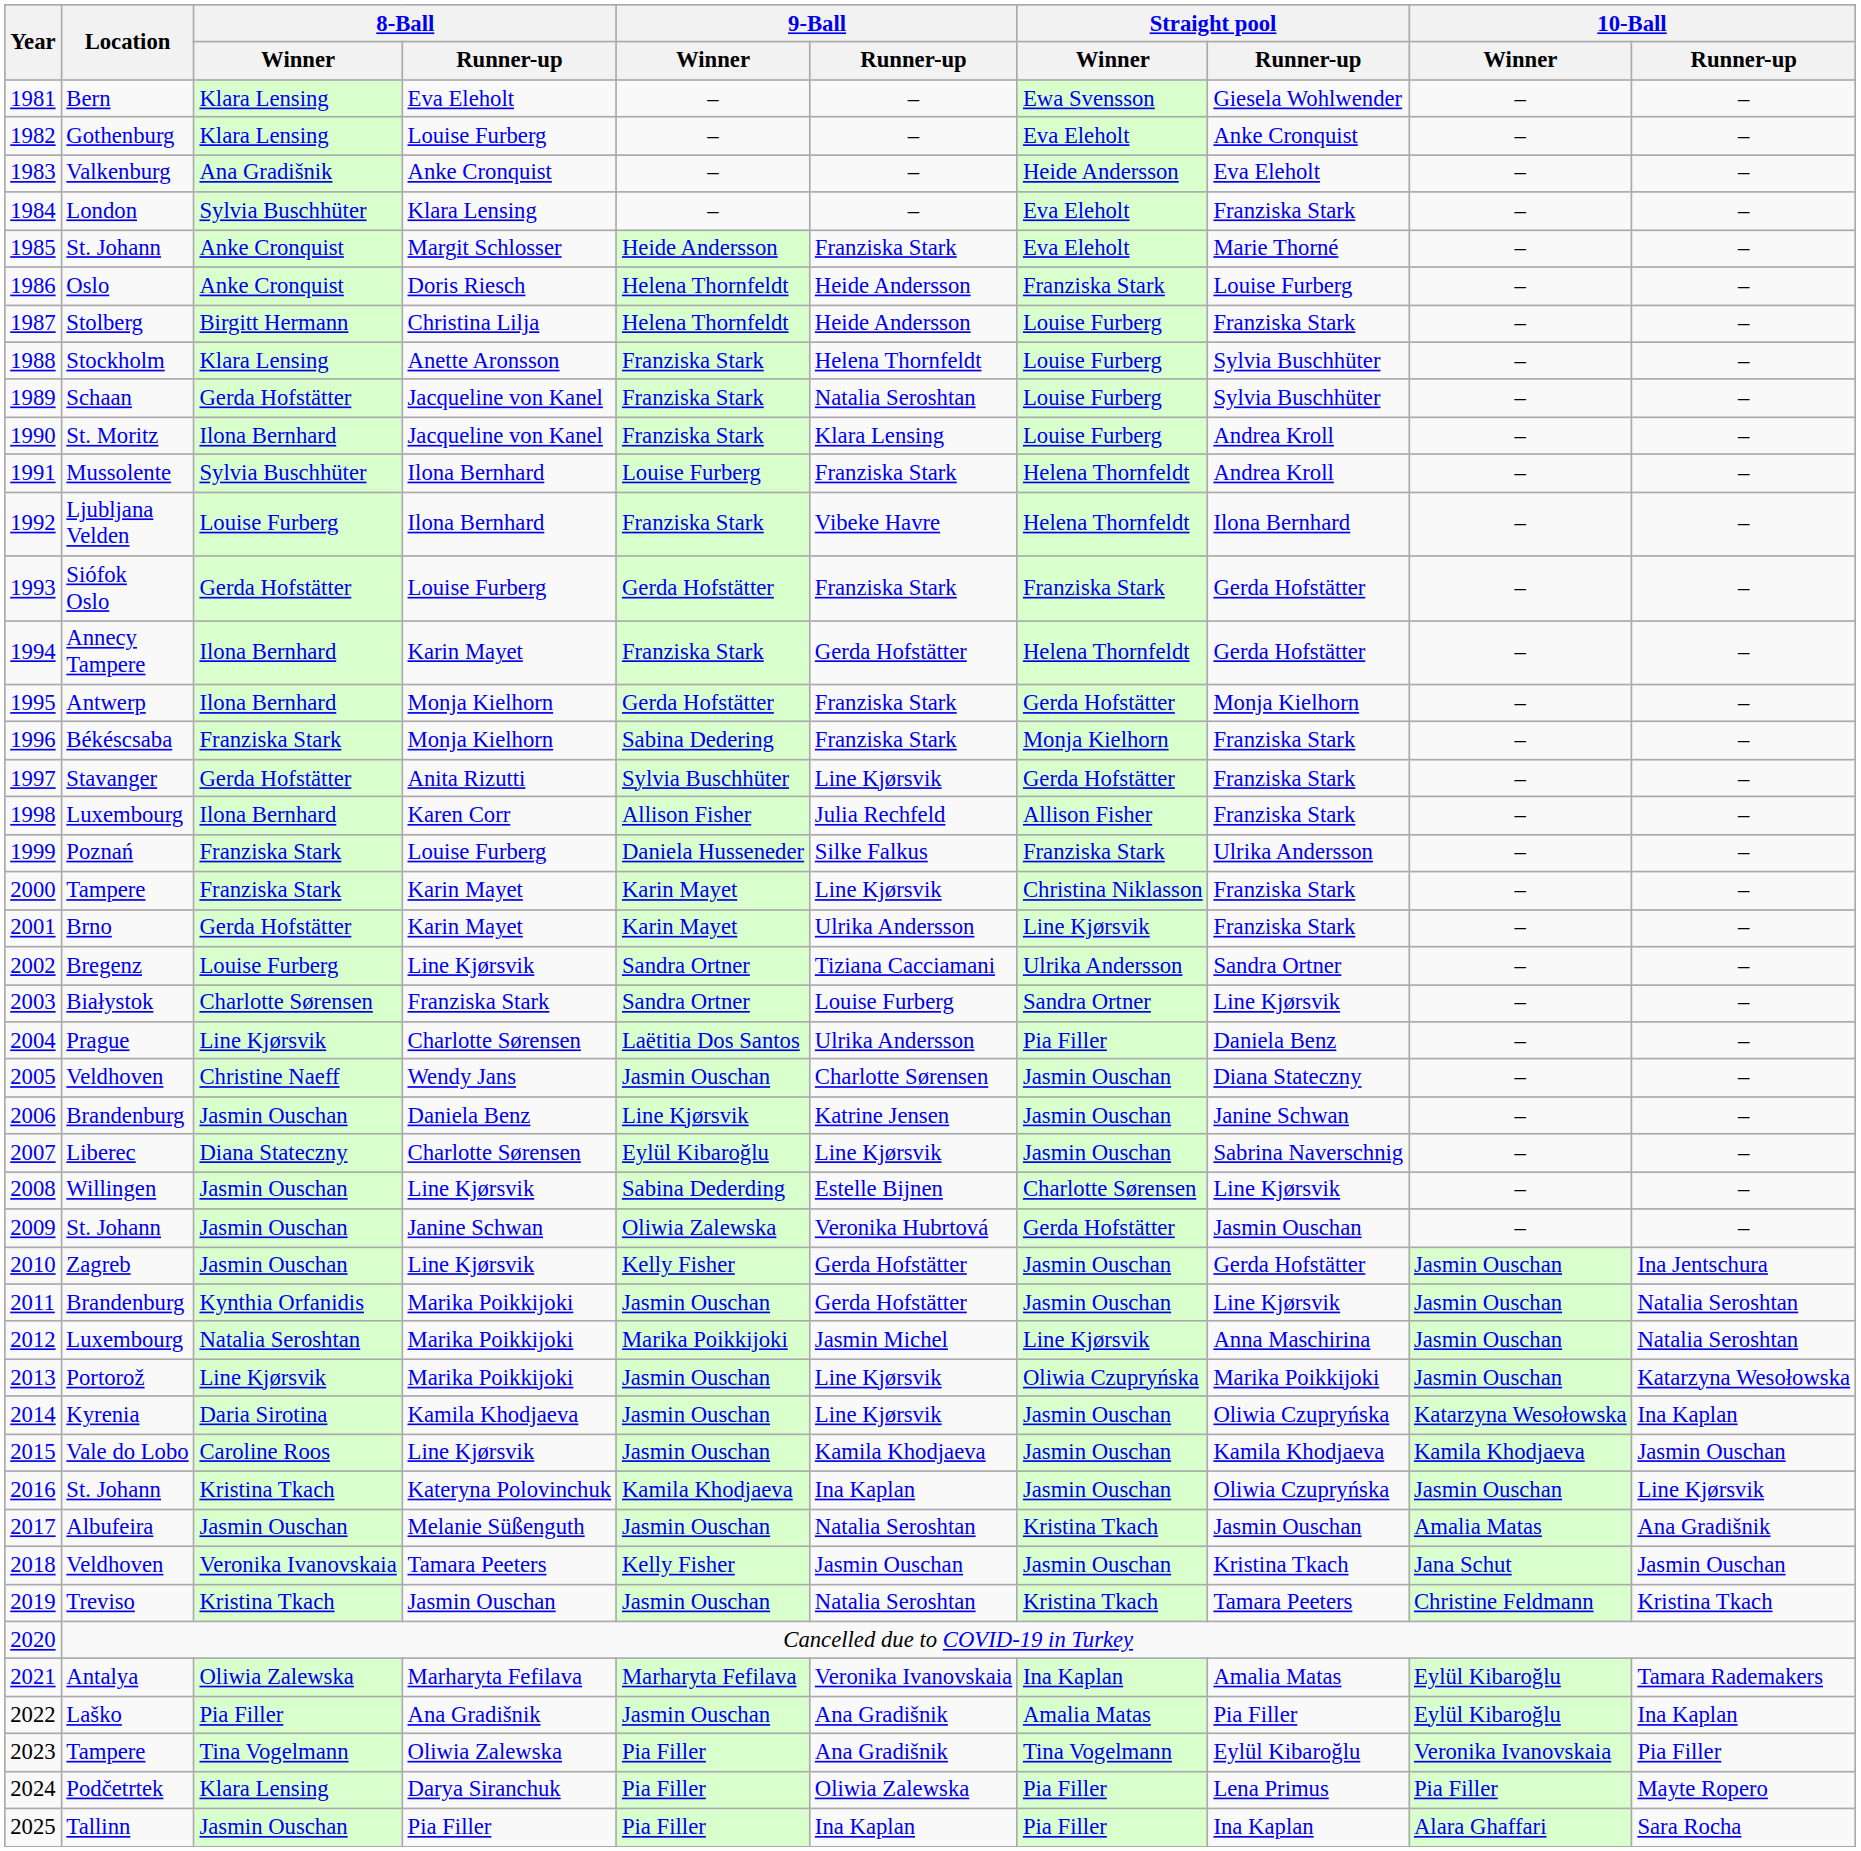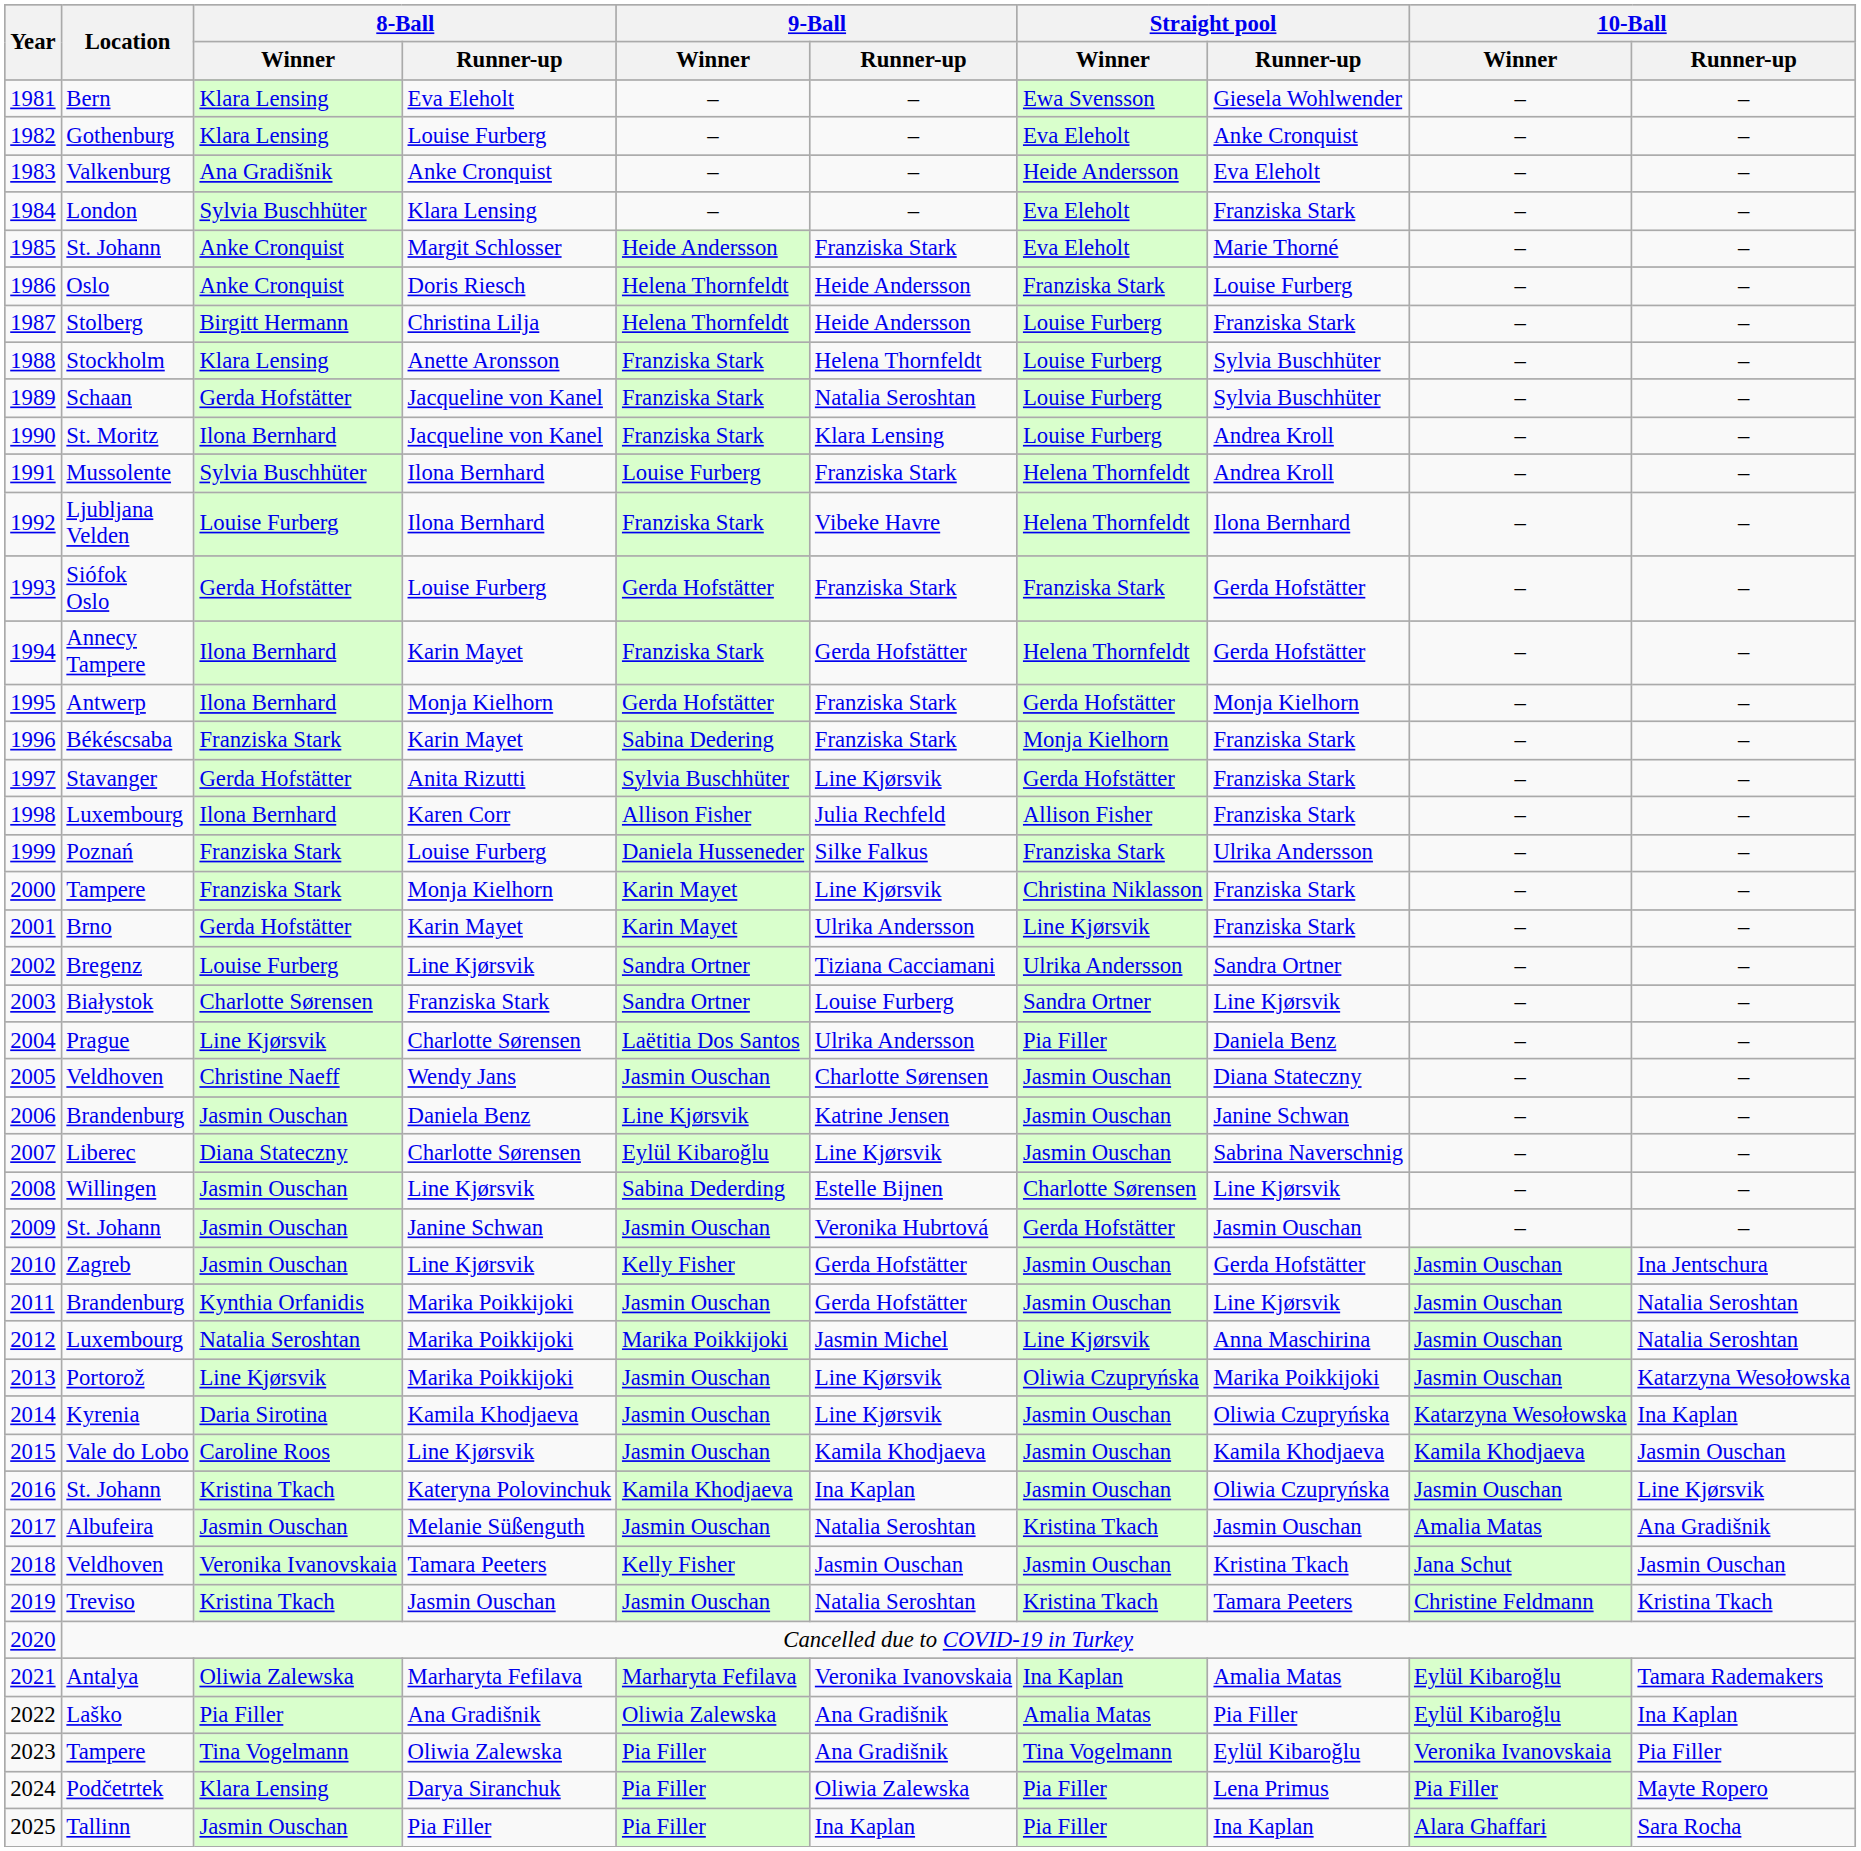(480, 739) Monja Kielhorn -> (465, 739) Karin Mayet
(465, 889) Karin Mayet -> (480, 889) Monja Kielhorn
(699, 1227) Oliwia Zalewska -> (696, 1227) Jasmin Ouschan
(696, 1714) Jasmin Ouschan -> (699, 1714) Oliwia Zalewska
